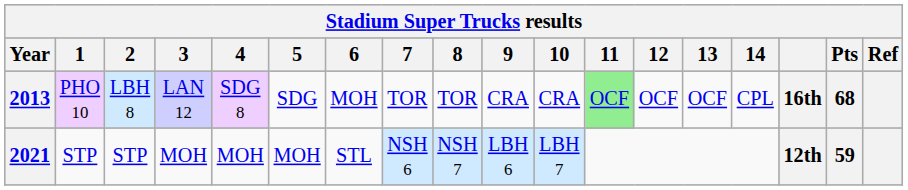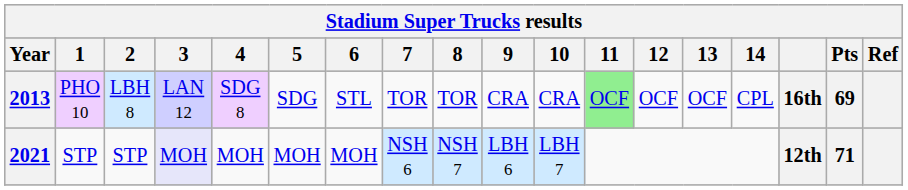(354, 99) MOH -> (354, 99) STL
(845, 99) 68 -> (845, 99) 69
(183, 156) no background -> (183, 156) lavender background
(354, 156) STL -> (354, 156) MOH
(845, 156) 59 -> (845, 156) 71
